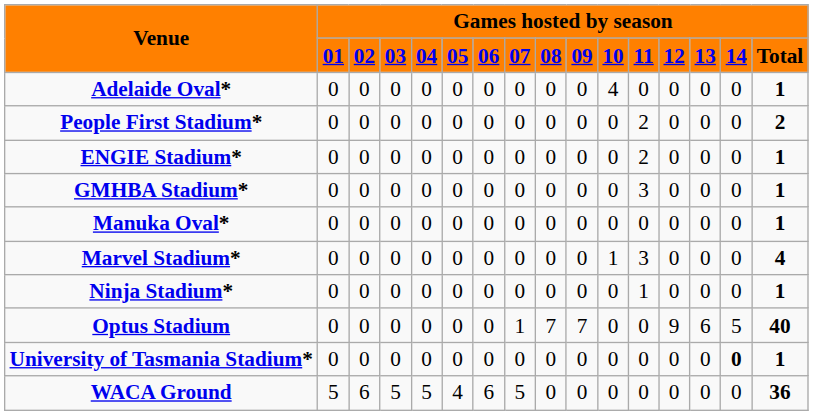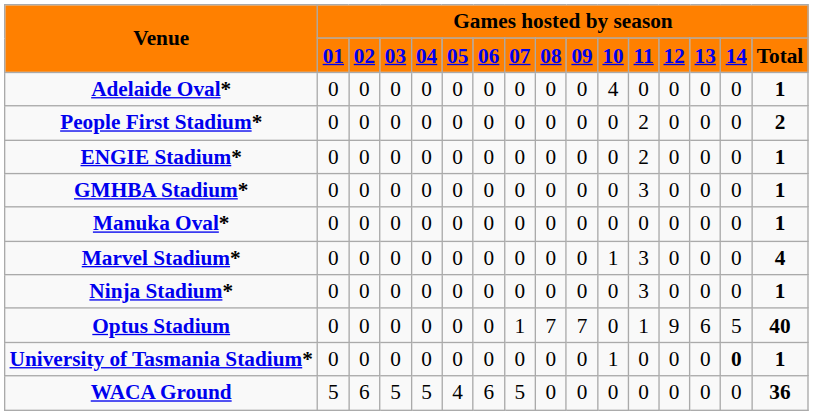(644, 291) 1 -> (644, 291) 3
(644, 325) 0 -> (644, 325) 1
(613, 358) 0 -> (613, 358) 1
